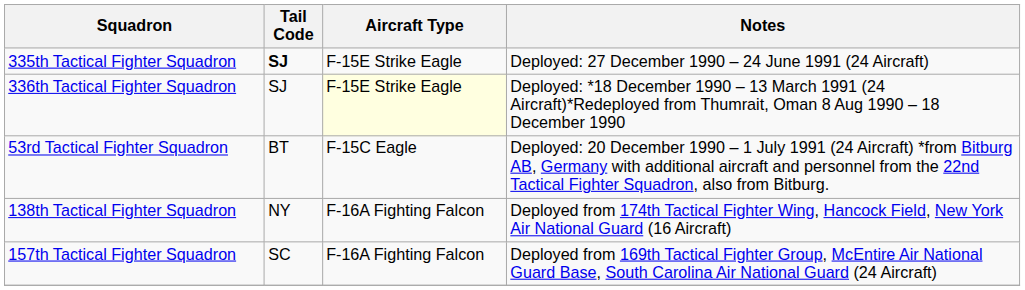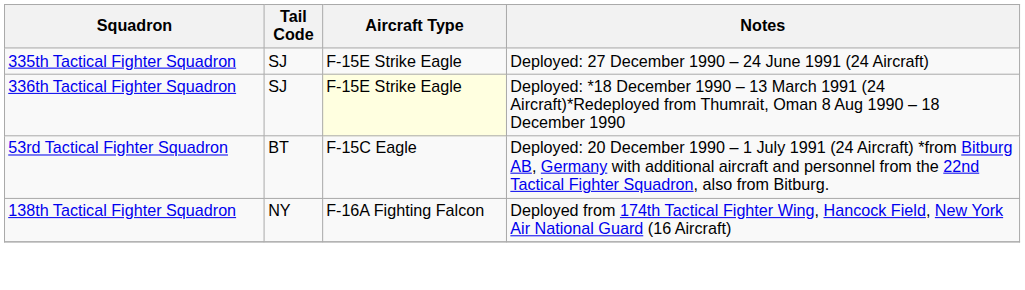(278, 61) bold -> (278, 61) normal
- row: (122, 254)
